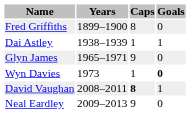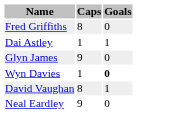- column: (102, 11)
(133, 88) bold -> (80, 88) normal
